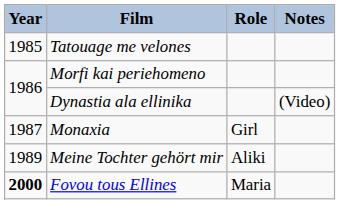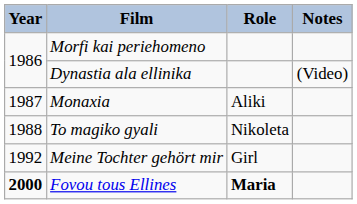- row: (120, 46)
(244, 129) Girl -> (248, 102) Aliki
+ row: (104, 129)
(25, 157) 1989 -> (25, 157) 1992
(248, 157) Aliki -> (244, 157) Girl
(251, 185) normal -> (253, 185) bold
